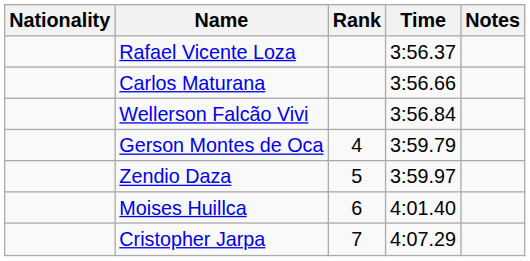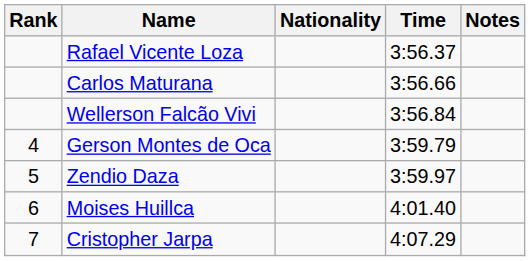columns swapped: (357, 20) <-> (60, 20)
